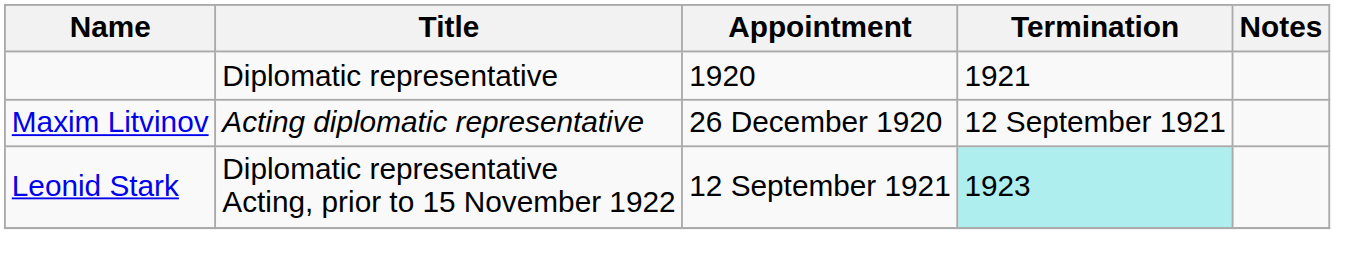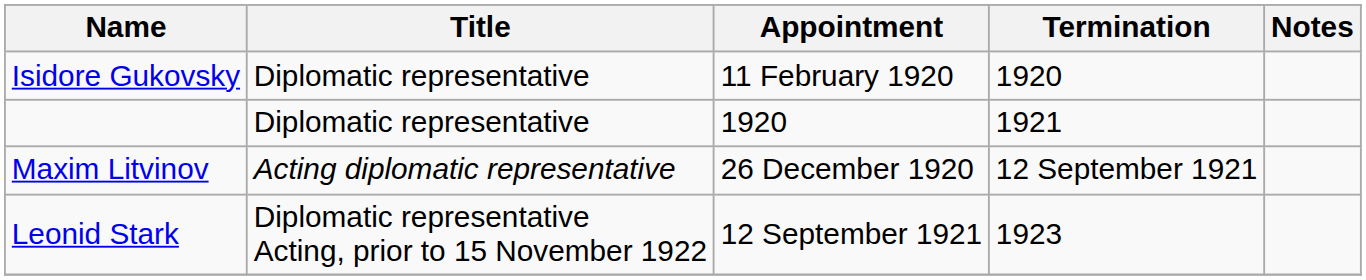+ row: (126, 75)
(998, 186) paleturquoise background -> (1029, 233) no background
